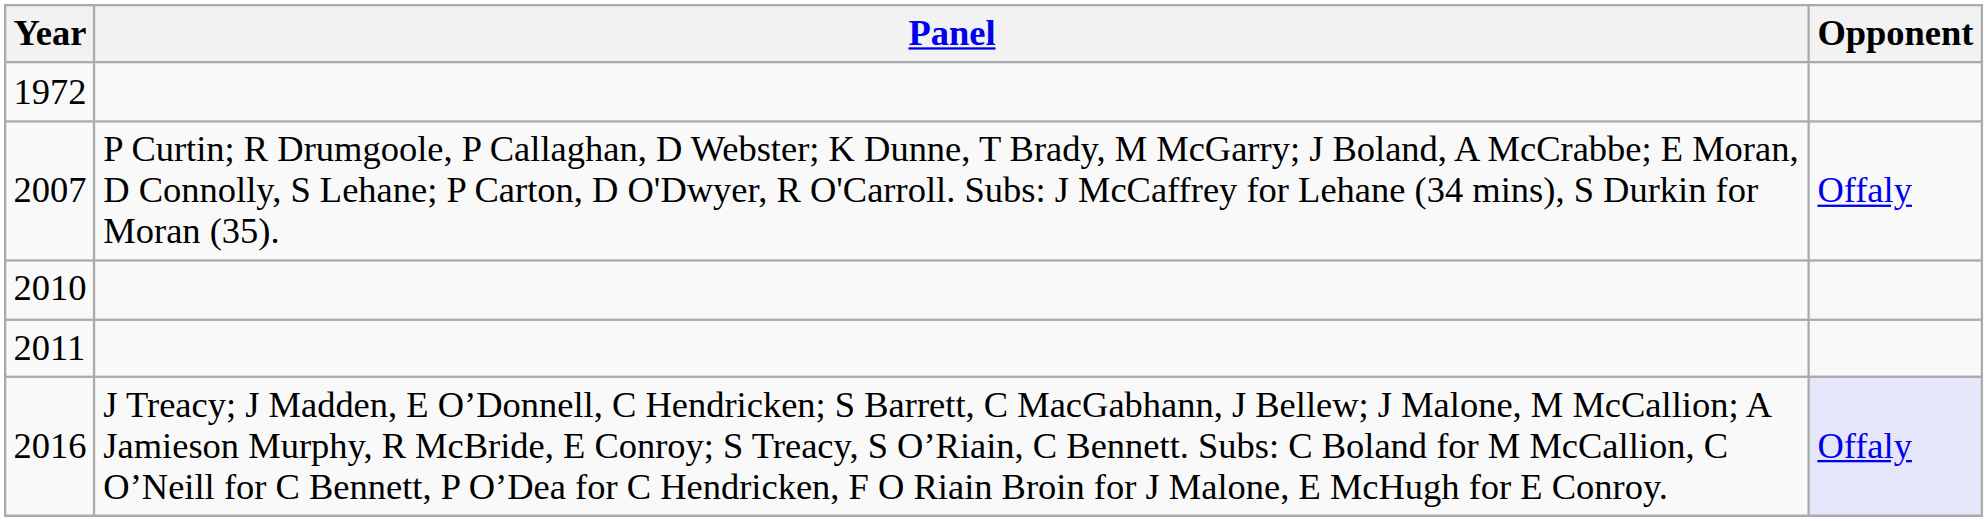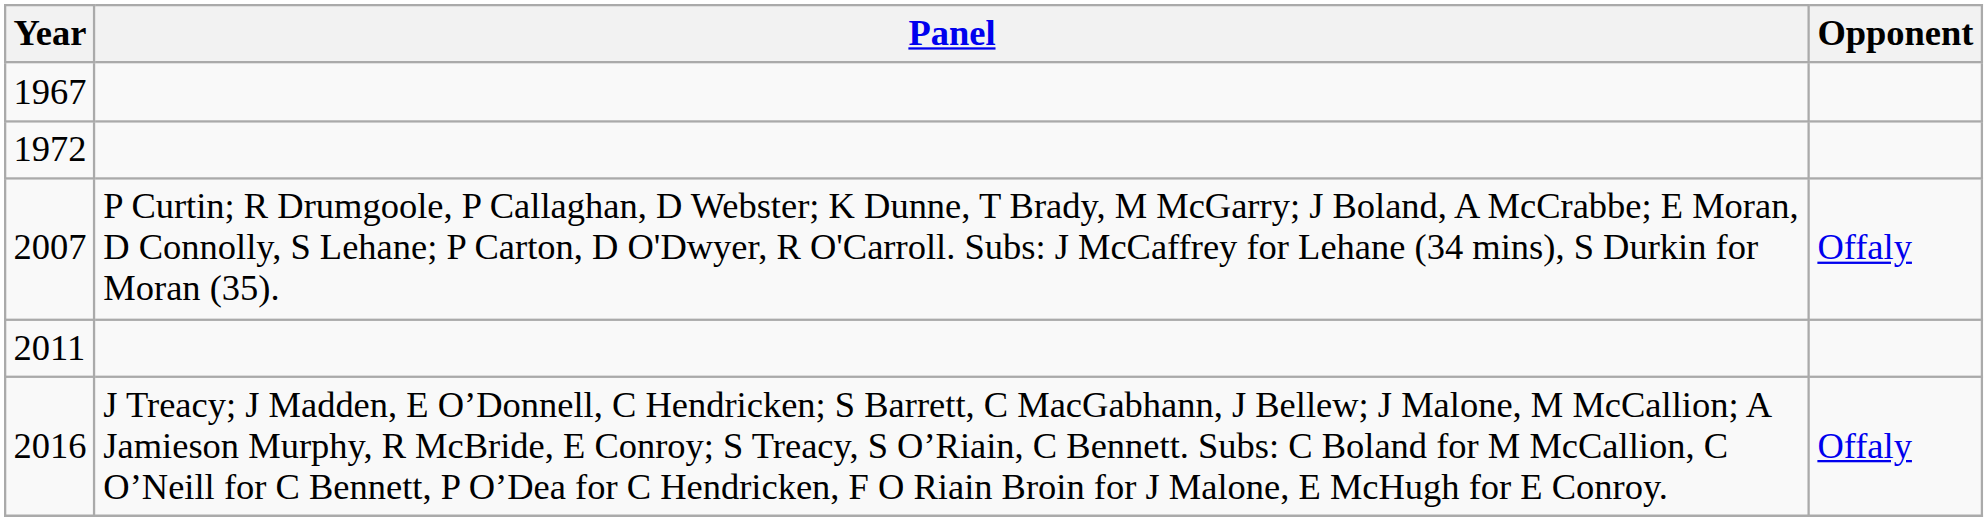+ row: (50, 91)
- row: (50, 289)
(1865, 445) lavender background -> (1865, 445) no background
